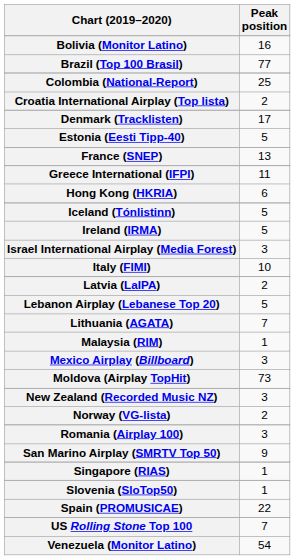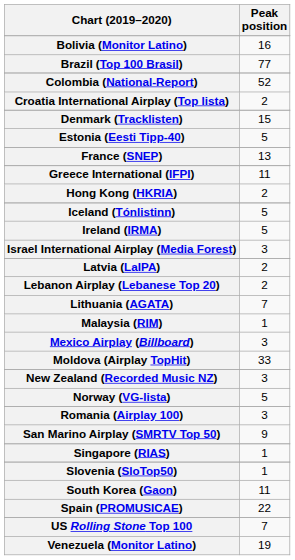(264, 82) 25 -> (264, 82) 52
(264, 119) 17 -> (264, 119) 15
(264, 193) 6 -> (264, 193) 2
- row: (122, 267)
(264, 304) 5 -> (264, 286) 2
(264, 378) 73 -> (264, 360) 33
(264, 415) 2 -> (264, 397) 5
+ row: (122, 489)
(264, 545) 54 -> (264, 545) 19
